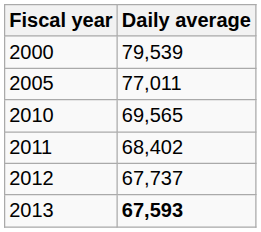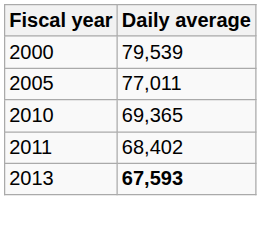(152, 115) 69,565 -> (152, 115) 69,365
- row: (31, 178)
